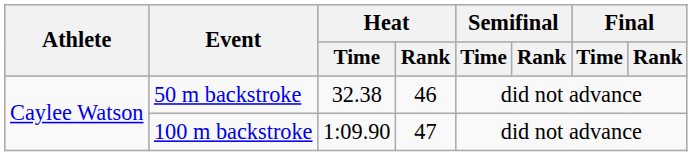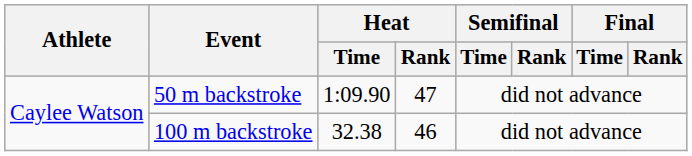(357, 94) 32.38 -> (357, 94) 1:09.90
(425, 94) 46 -> (425, 94) 47
(357, 131) 1:09.90 -> (357, 131) 32.38
(425, 131) 47 -> (425, 131) 46
